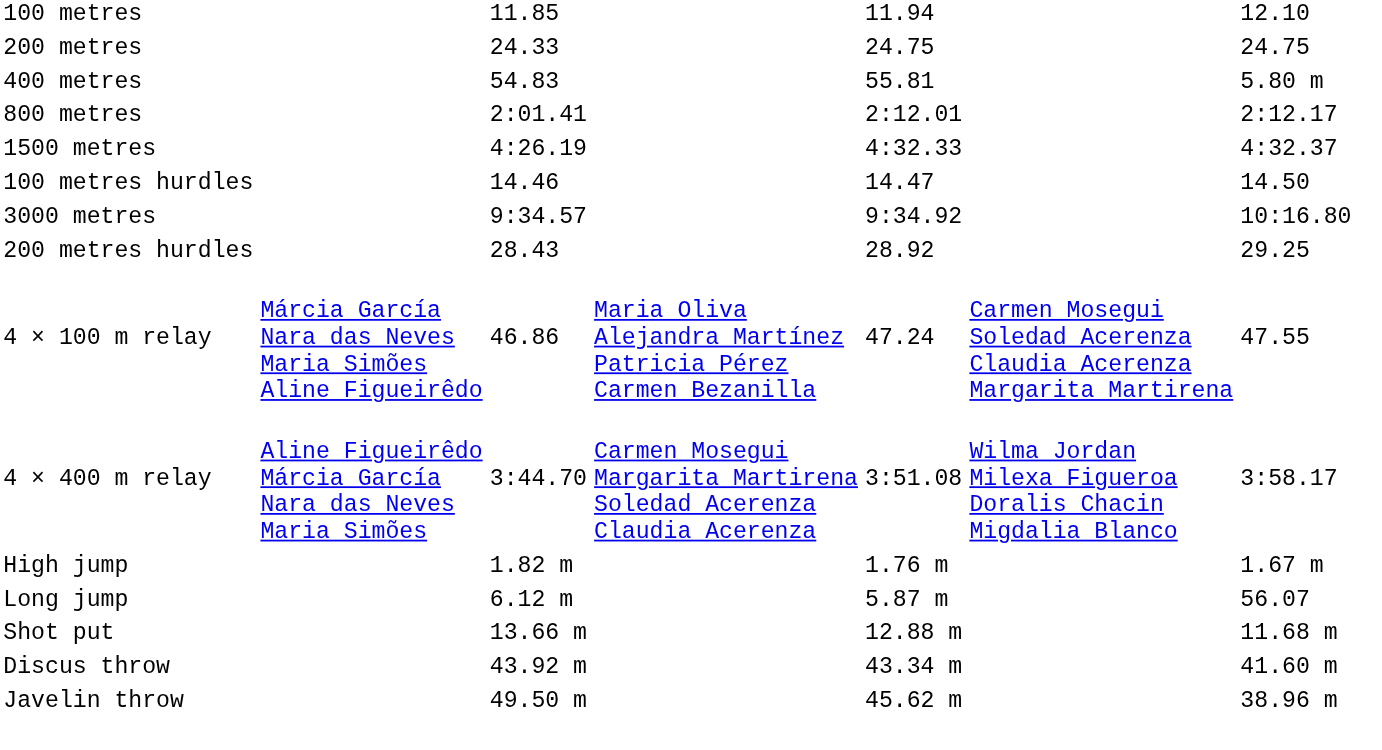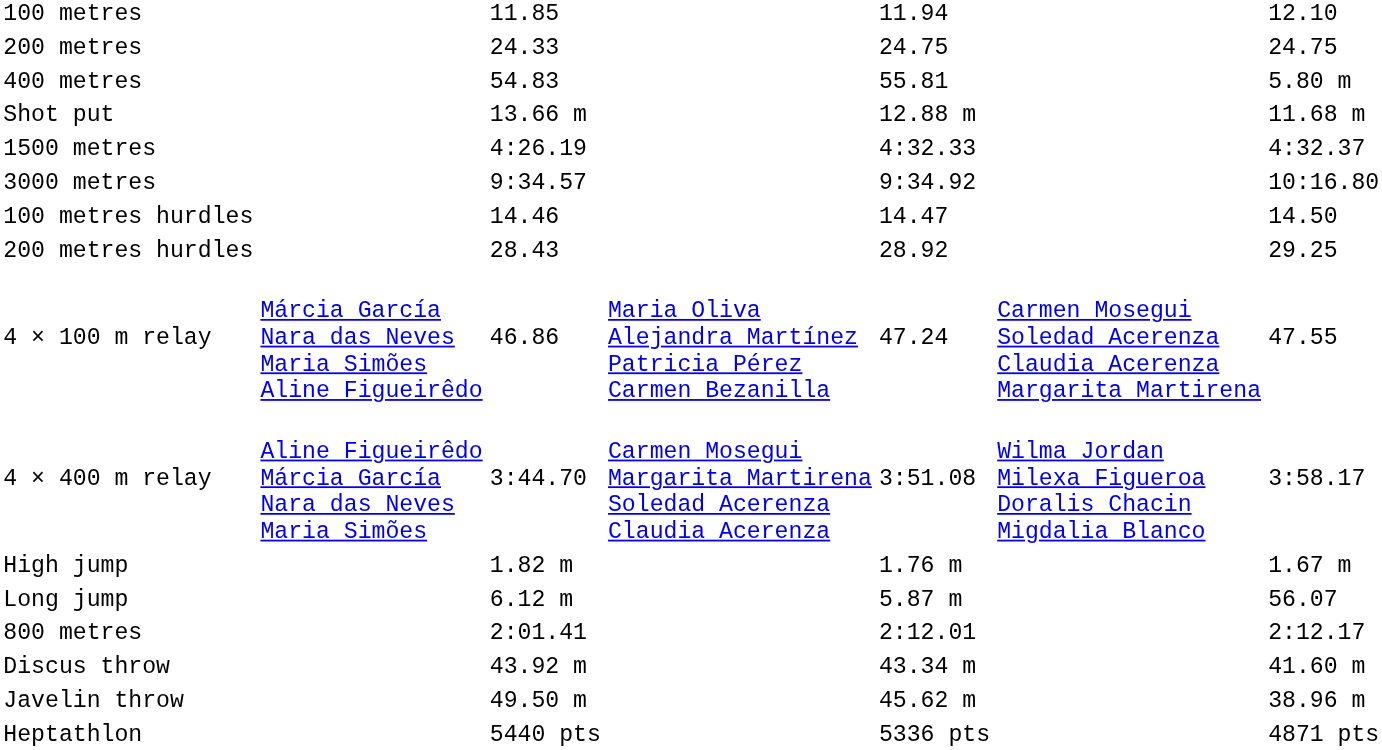rows swapped: (73, 115) <-> (59, 633)
rows swapped: (80, 217) <-> (128, 183)
+ row: (73, 735)
